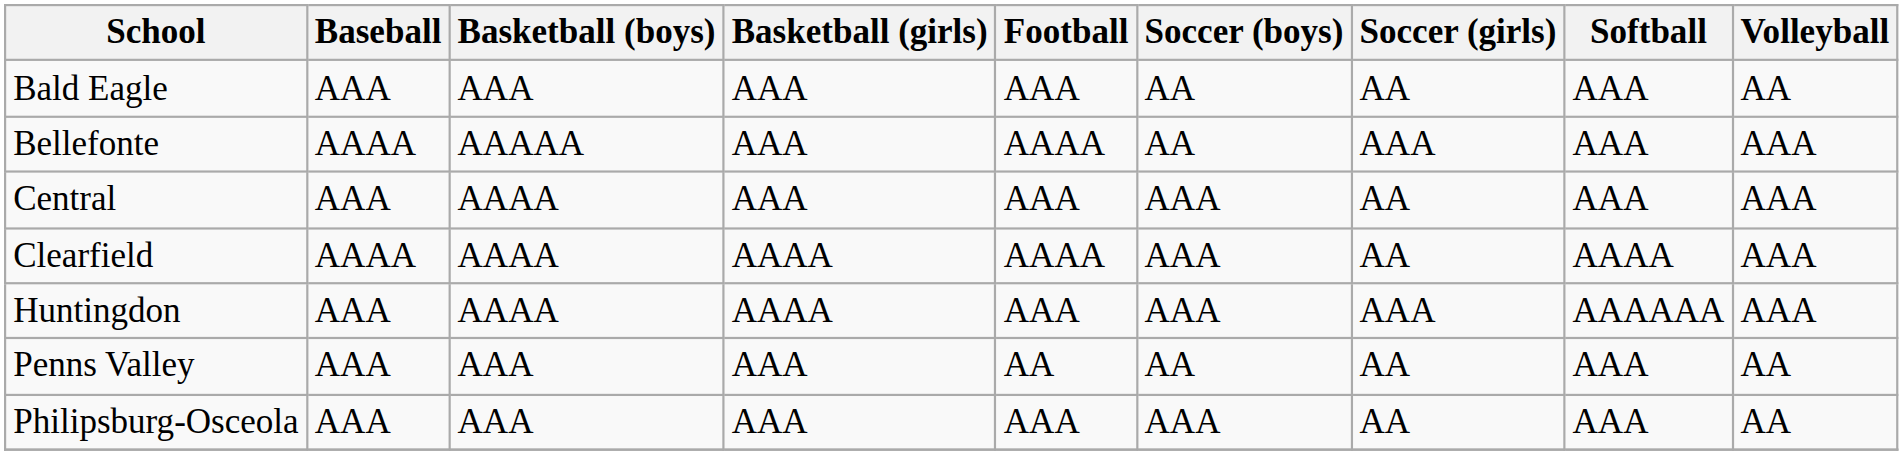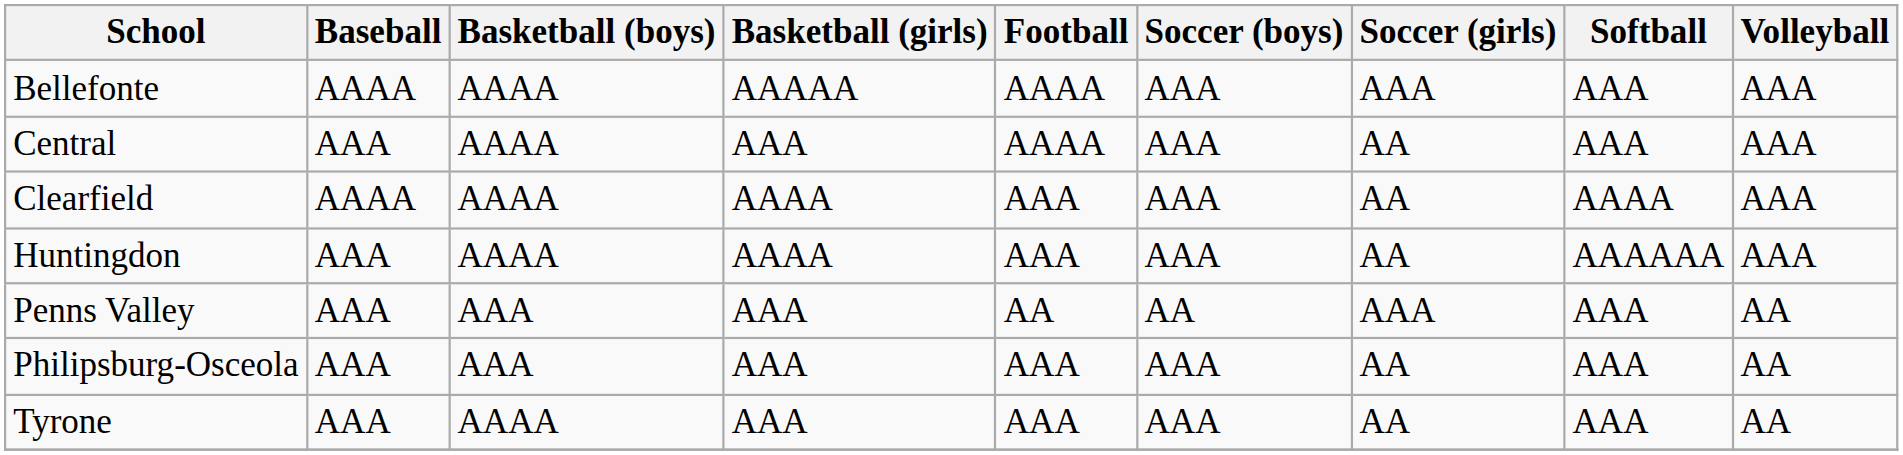- row: (91, 87)
(521, 143) AAAAA -> (508, 87) AAAA
(770, 143) AAA -> (795, 87) AAAAA
(1170, 143) AA -> (1183, 87) AAA
(1042, 198) AAA -> (1054, 143) AAAA
(1054, 254) AAAA -> (1042, 198) AAA
(1398, 310) AAA -> (1385, 254) AA
(1385, 365) AA -> (1398, 310) AAA
+ row: (63, 421)
